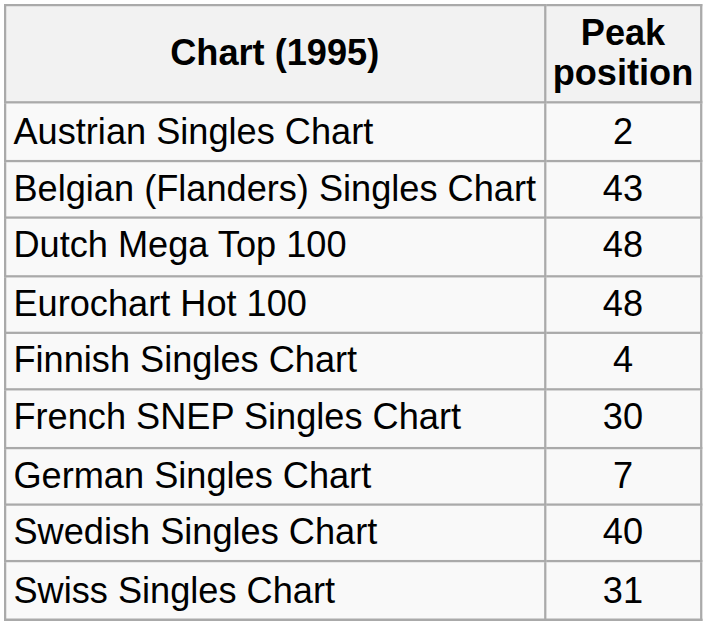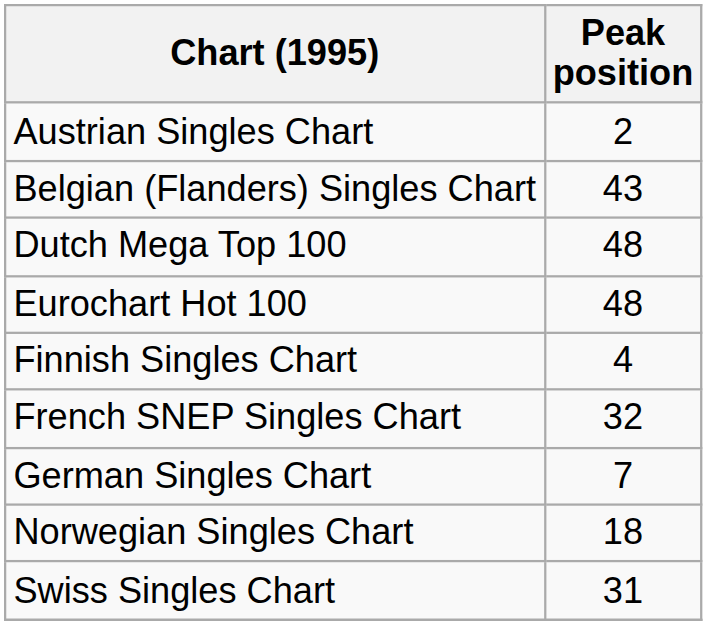(623, 417) 30 -> (623, 417) 32
+ row: (213, 532)
- row: (195, 532)
